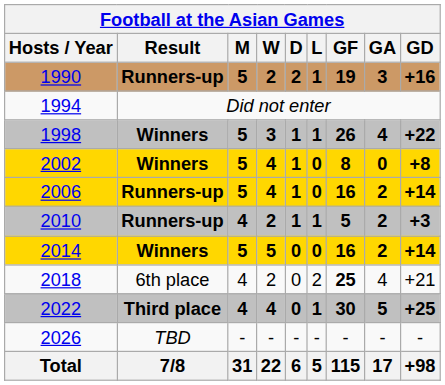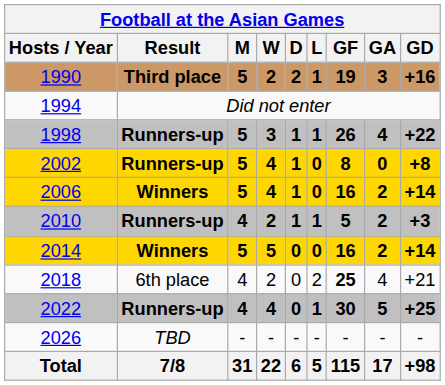(172, 77) Runners-up -> (172, 77) Third place
(172, 135) Winners -> (172, 135) Runners-up
(172, 164) Winners -> (172, 164) Runners-up
(172, 192) Runners-up -> (172, 192) Winners
(172, 308) Third place -> (172, 308) Runners-up
